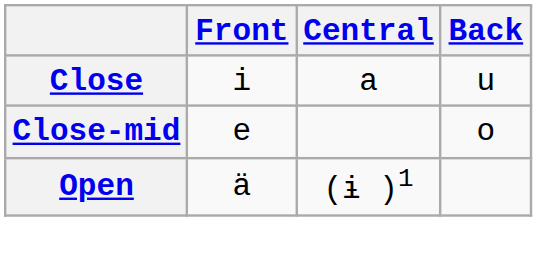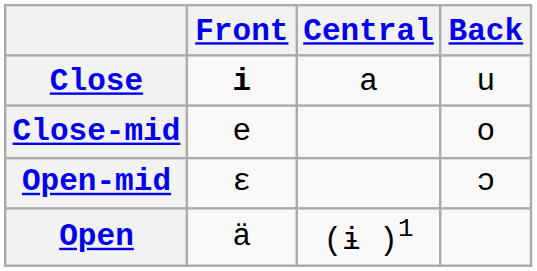(242, 81) normal -> (242, 81) bold
+ row: (96, 182)
